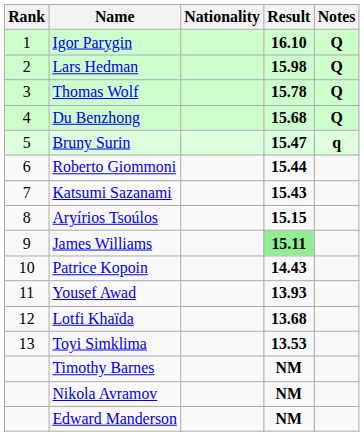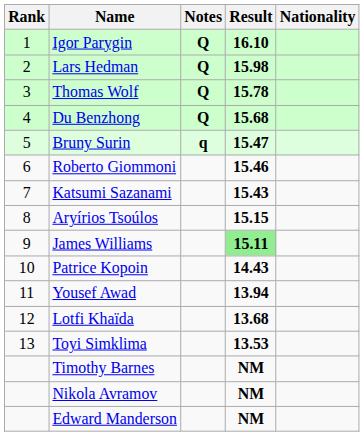columns swapped: (222, 17) <-> (337, 17)
(289, 167) 15.44 -> (251, 167) 15.46
(289, 293) 13.93 -> (251, 293) 13.94
